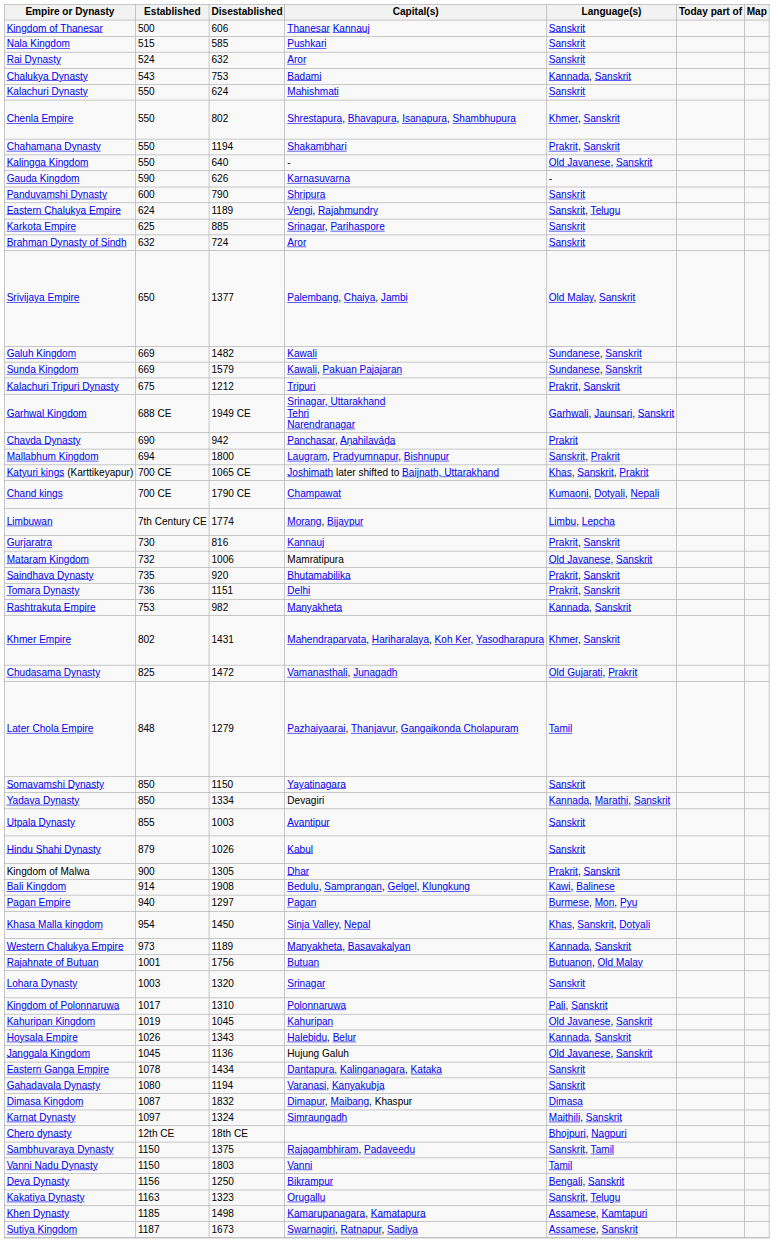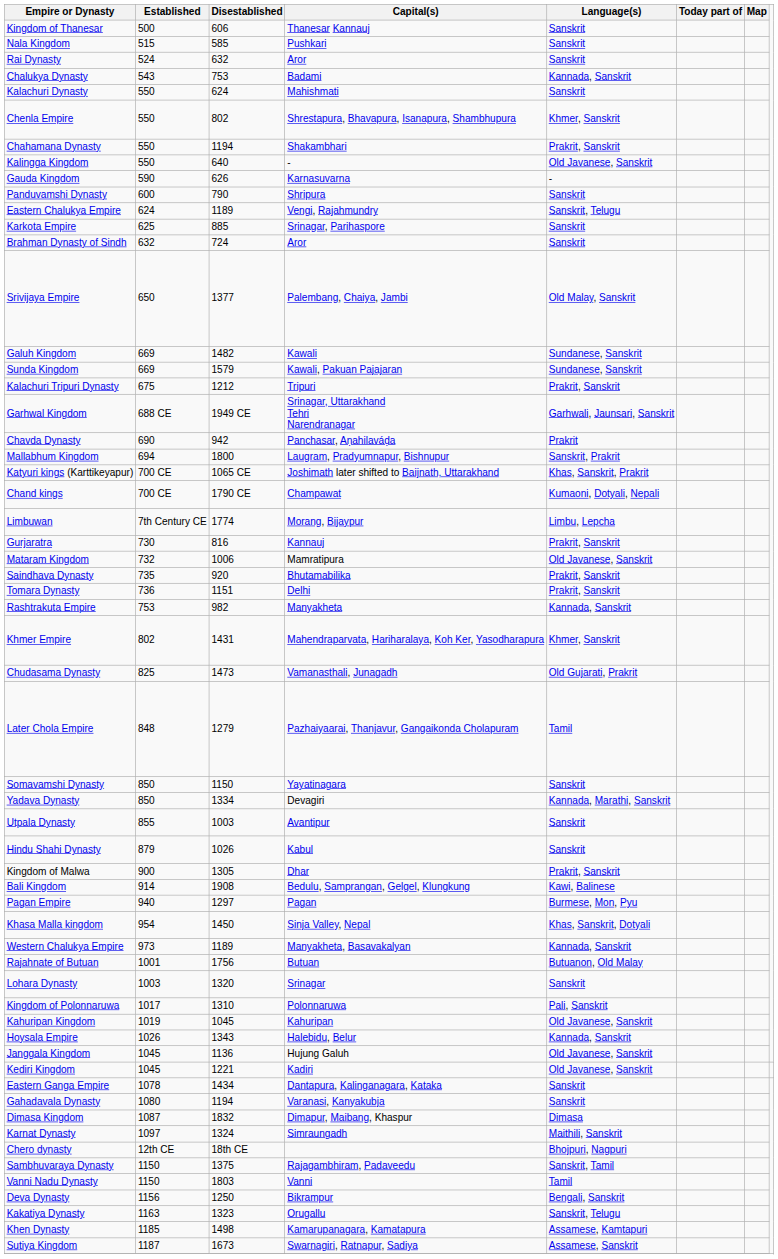(223, 673) 1472 -> (223, 673) 1473
+ row: (41, 1070)
